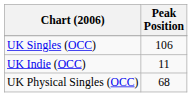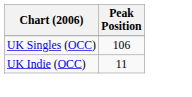- row: (73, 82)
